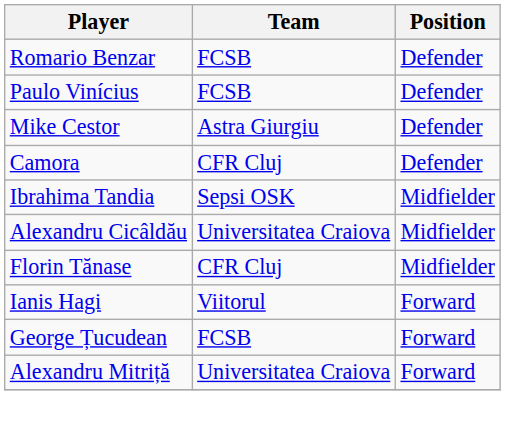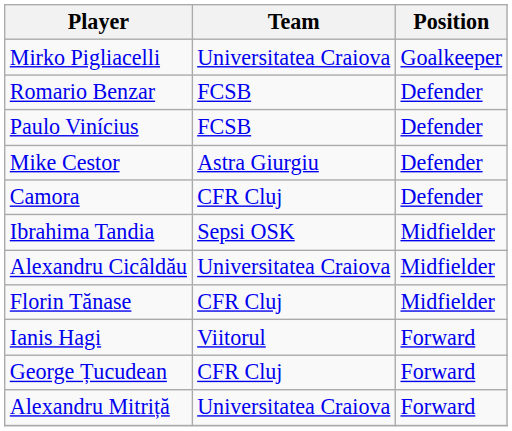+ row: (85, 57)
(224, 337) FCSB -> (240, 372) CFR Cluj
